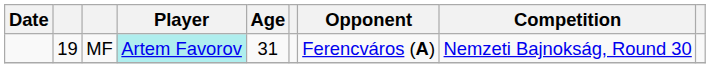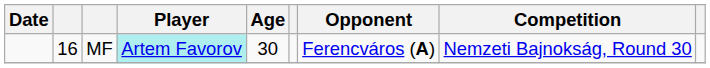(67, 48) 19 -> (67, 48) 16
(268, 48) 31 -> (268, 48) 30
